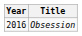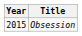(16, 25) 2016 -> (16, 25) 2015
